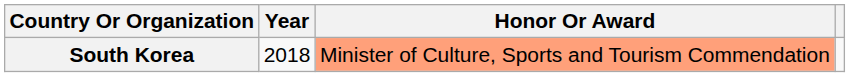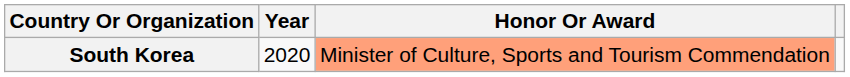(287, 54) 2018 -> (287, 54) 2020
